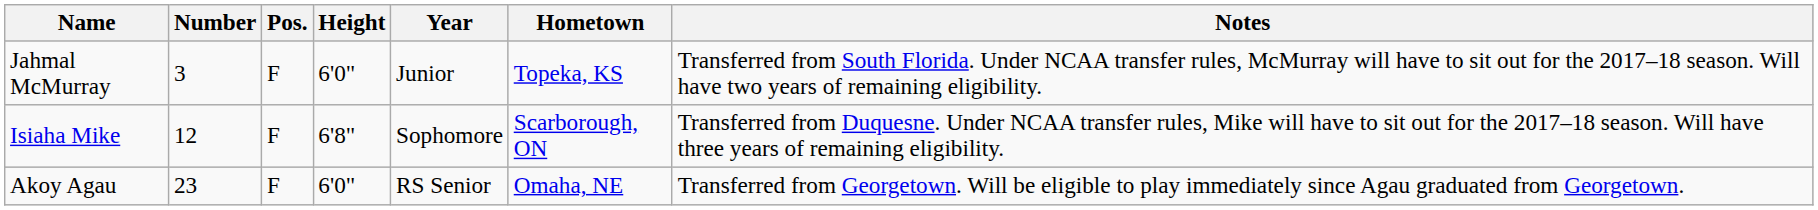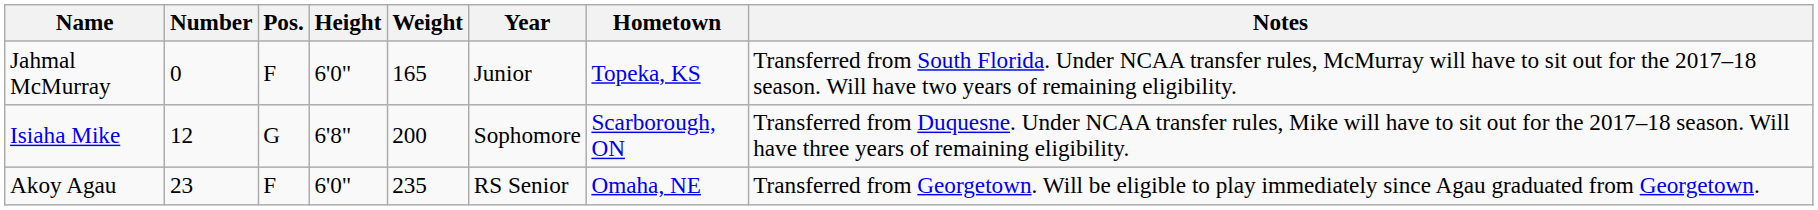+ column: (428, 22)
(180, 72) 3 -> (176, 72) 0
(274, 135) F -> (272, 135) G
